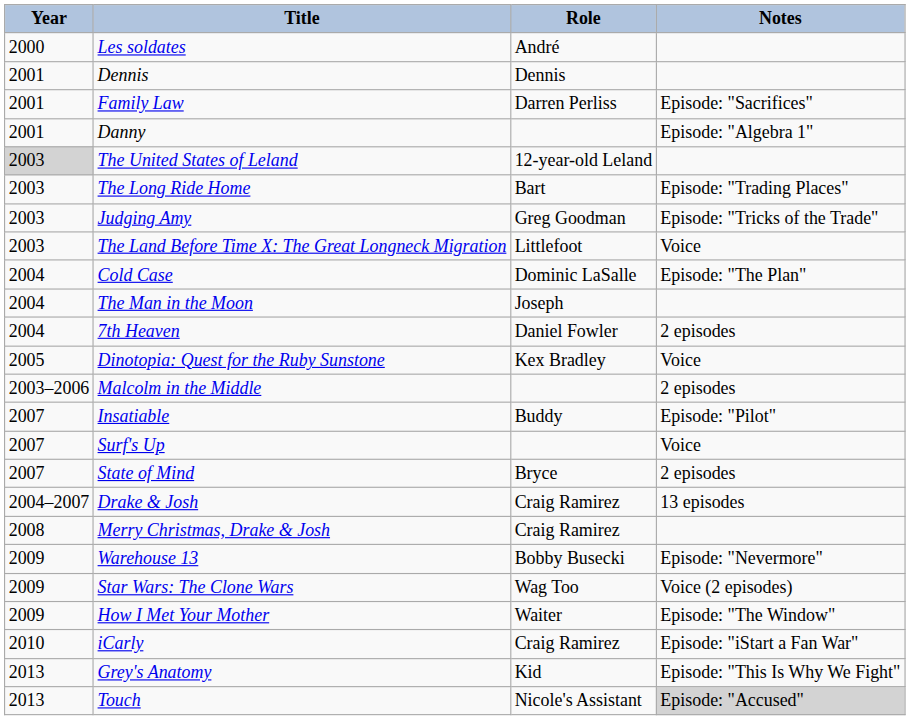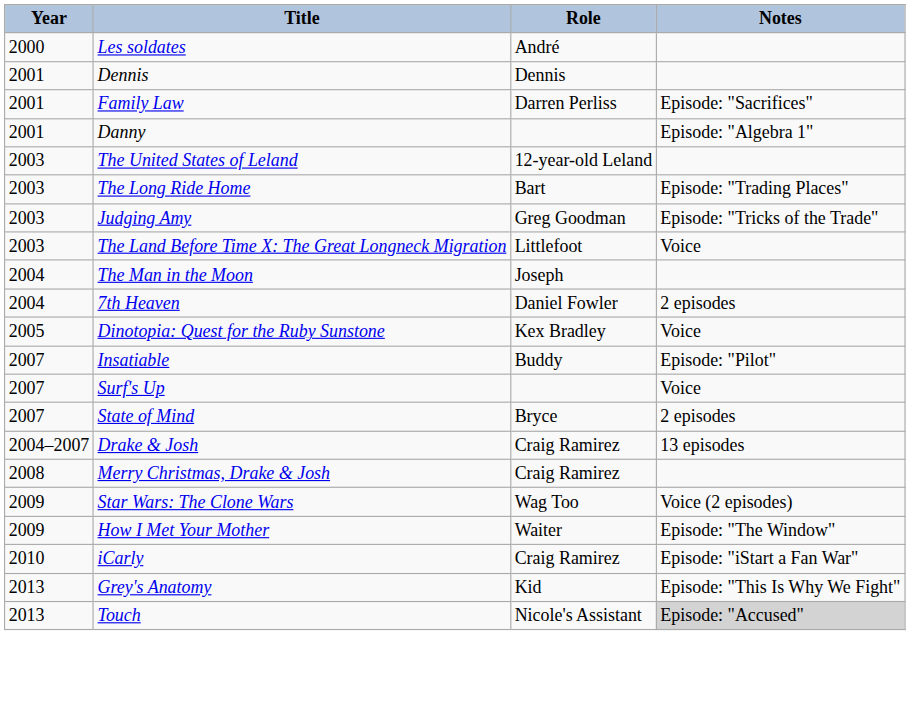(27, 160) lightgrey background -> (27, 160) no background
- row: (135, 274)
- row: (179, 388)
- row: (148, 558)
